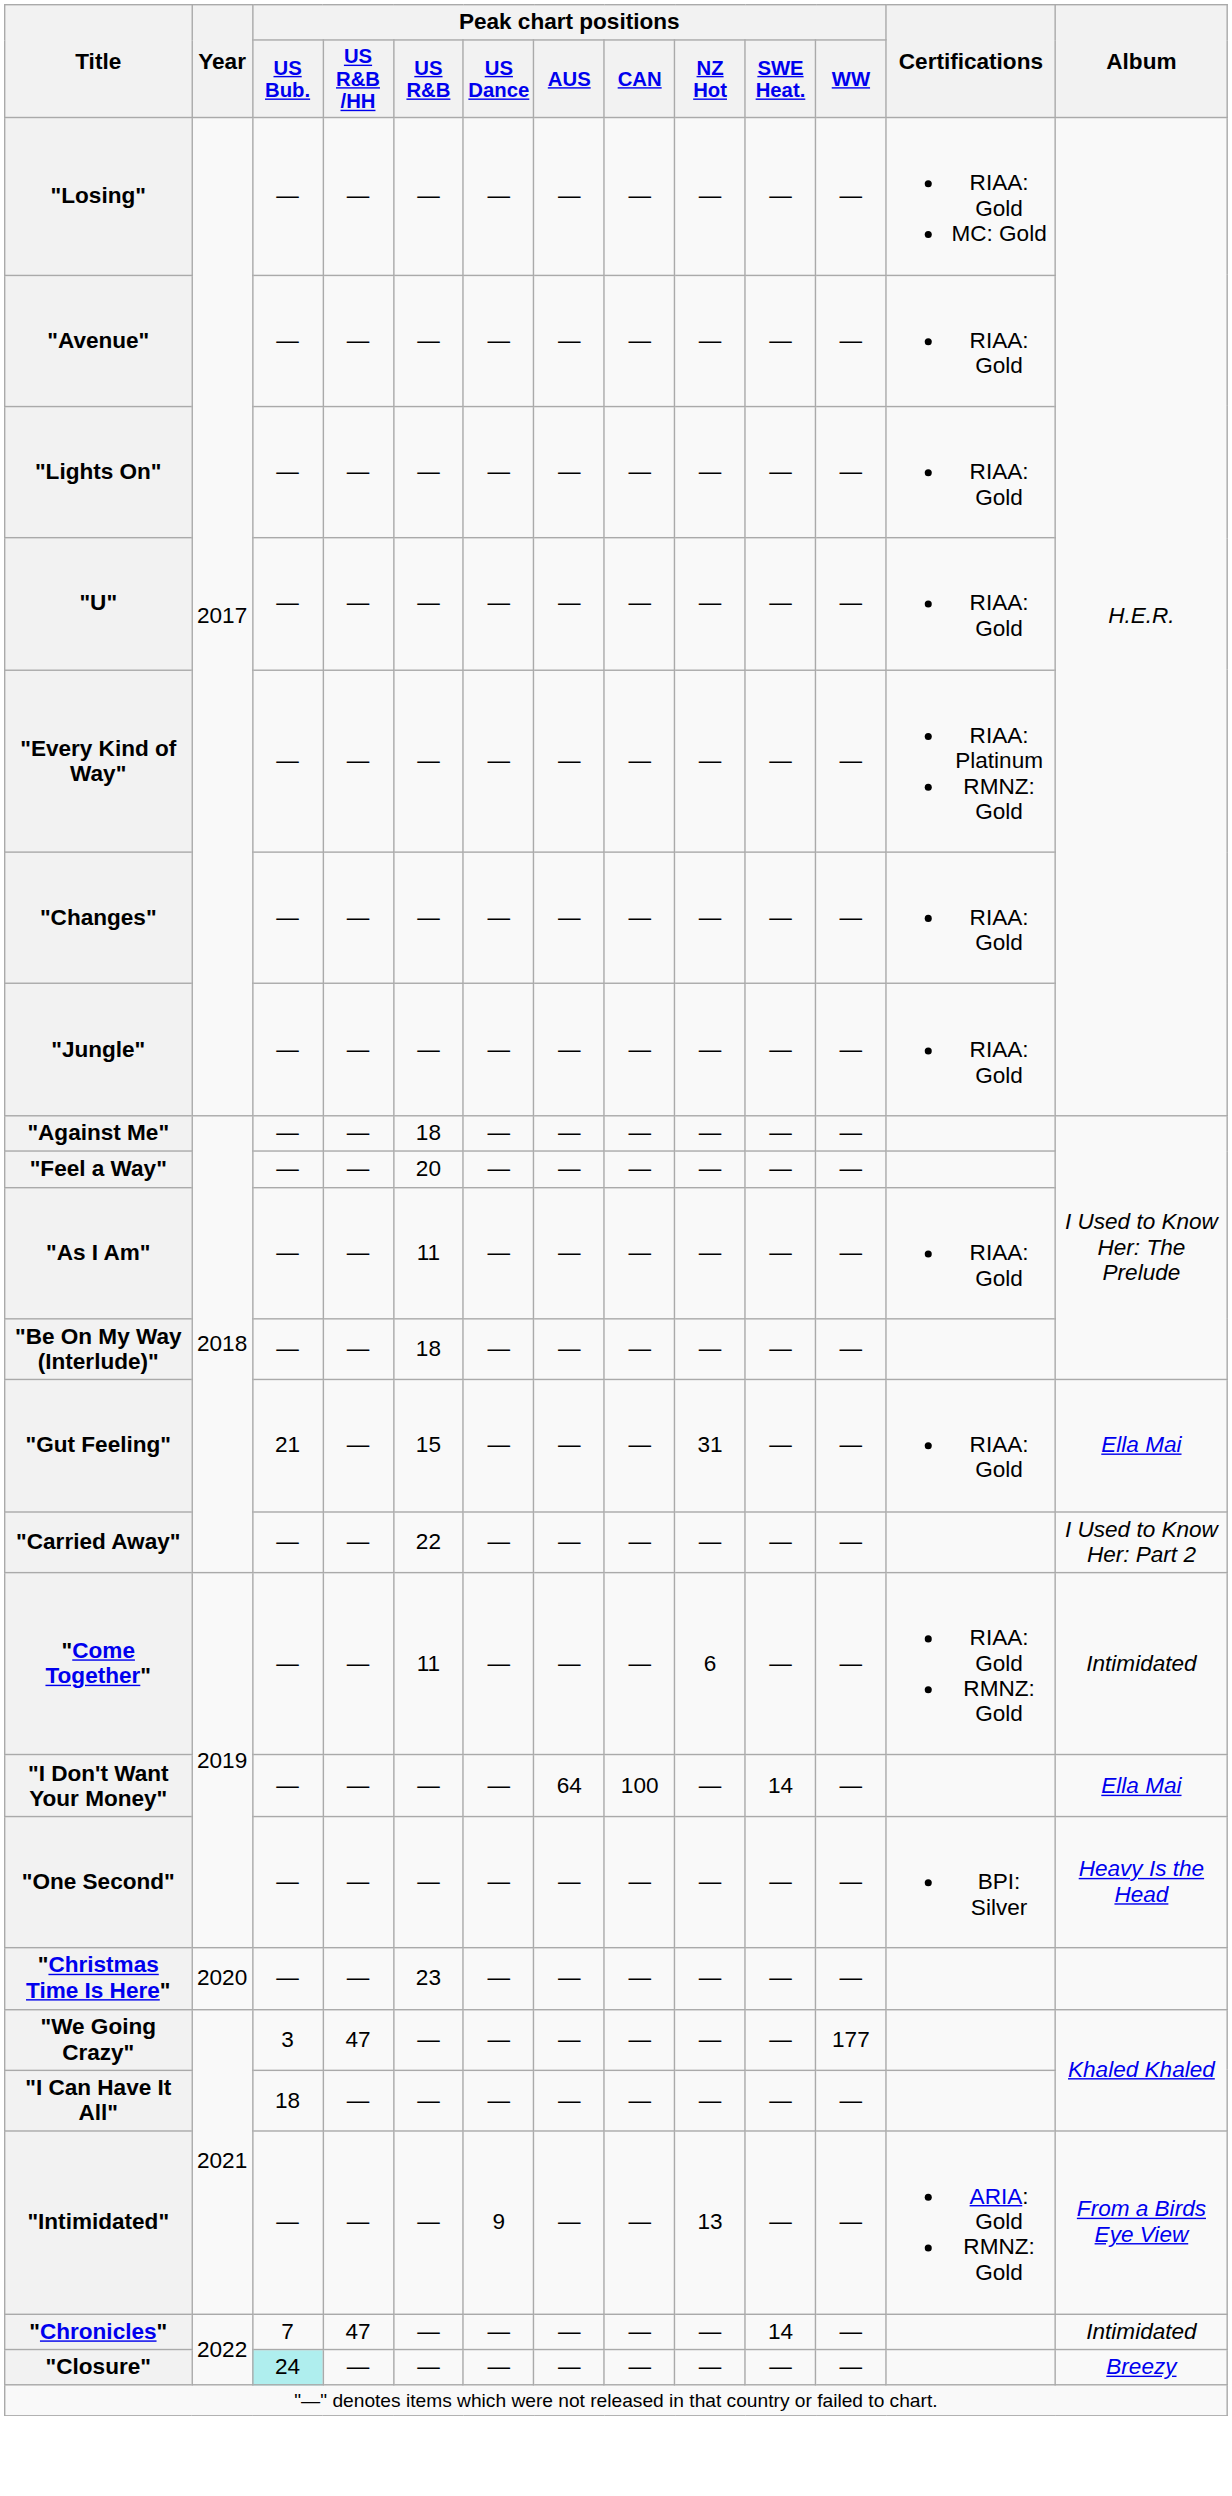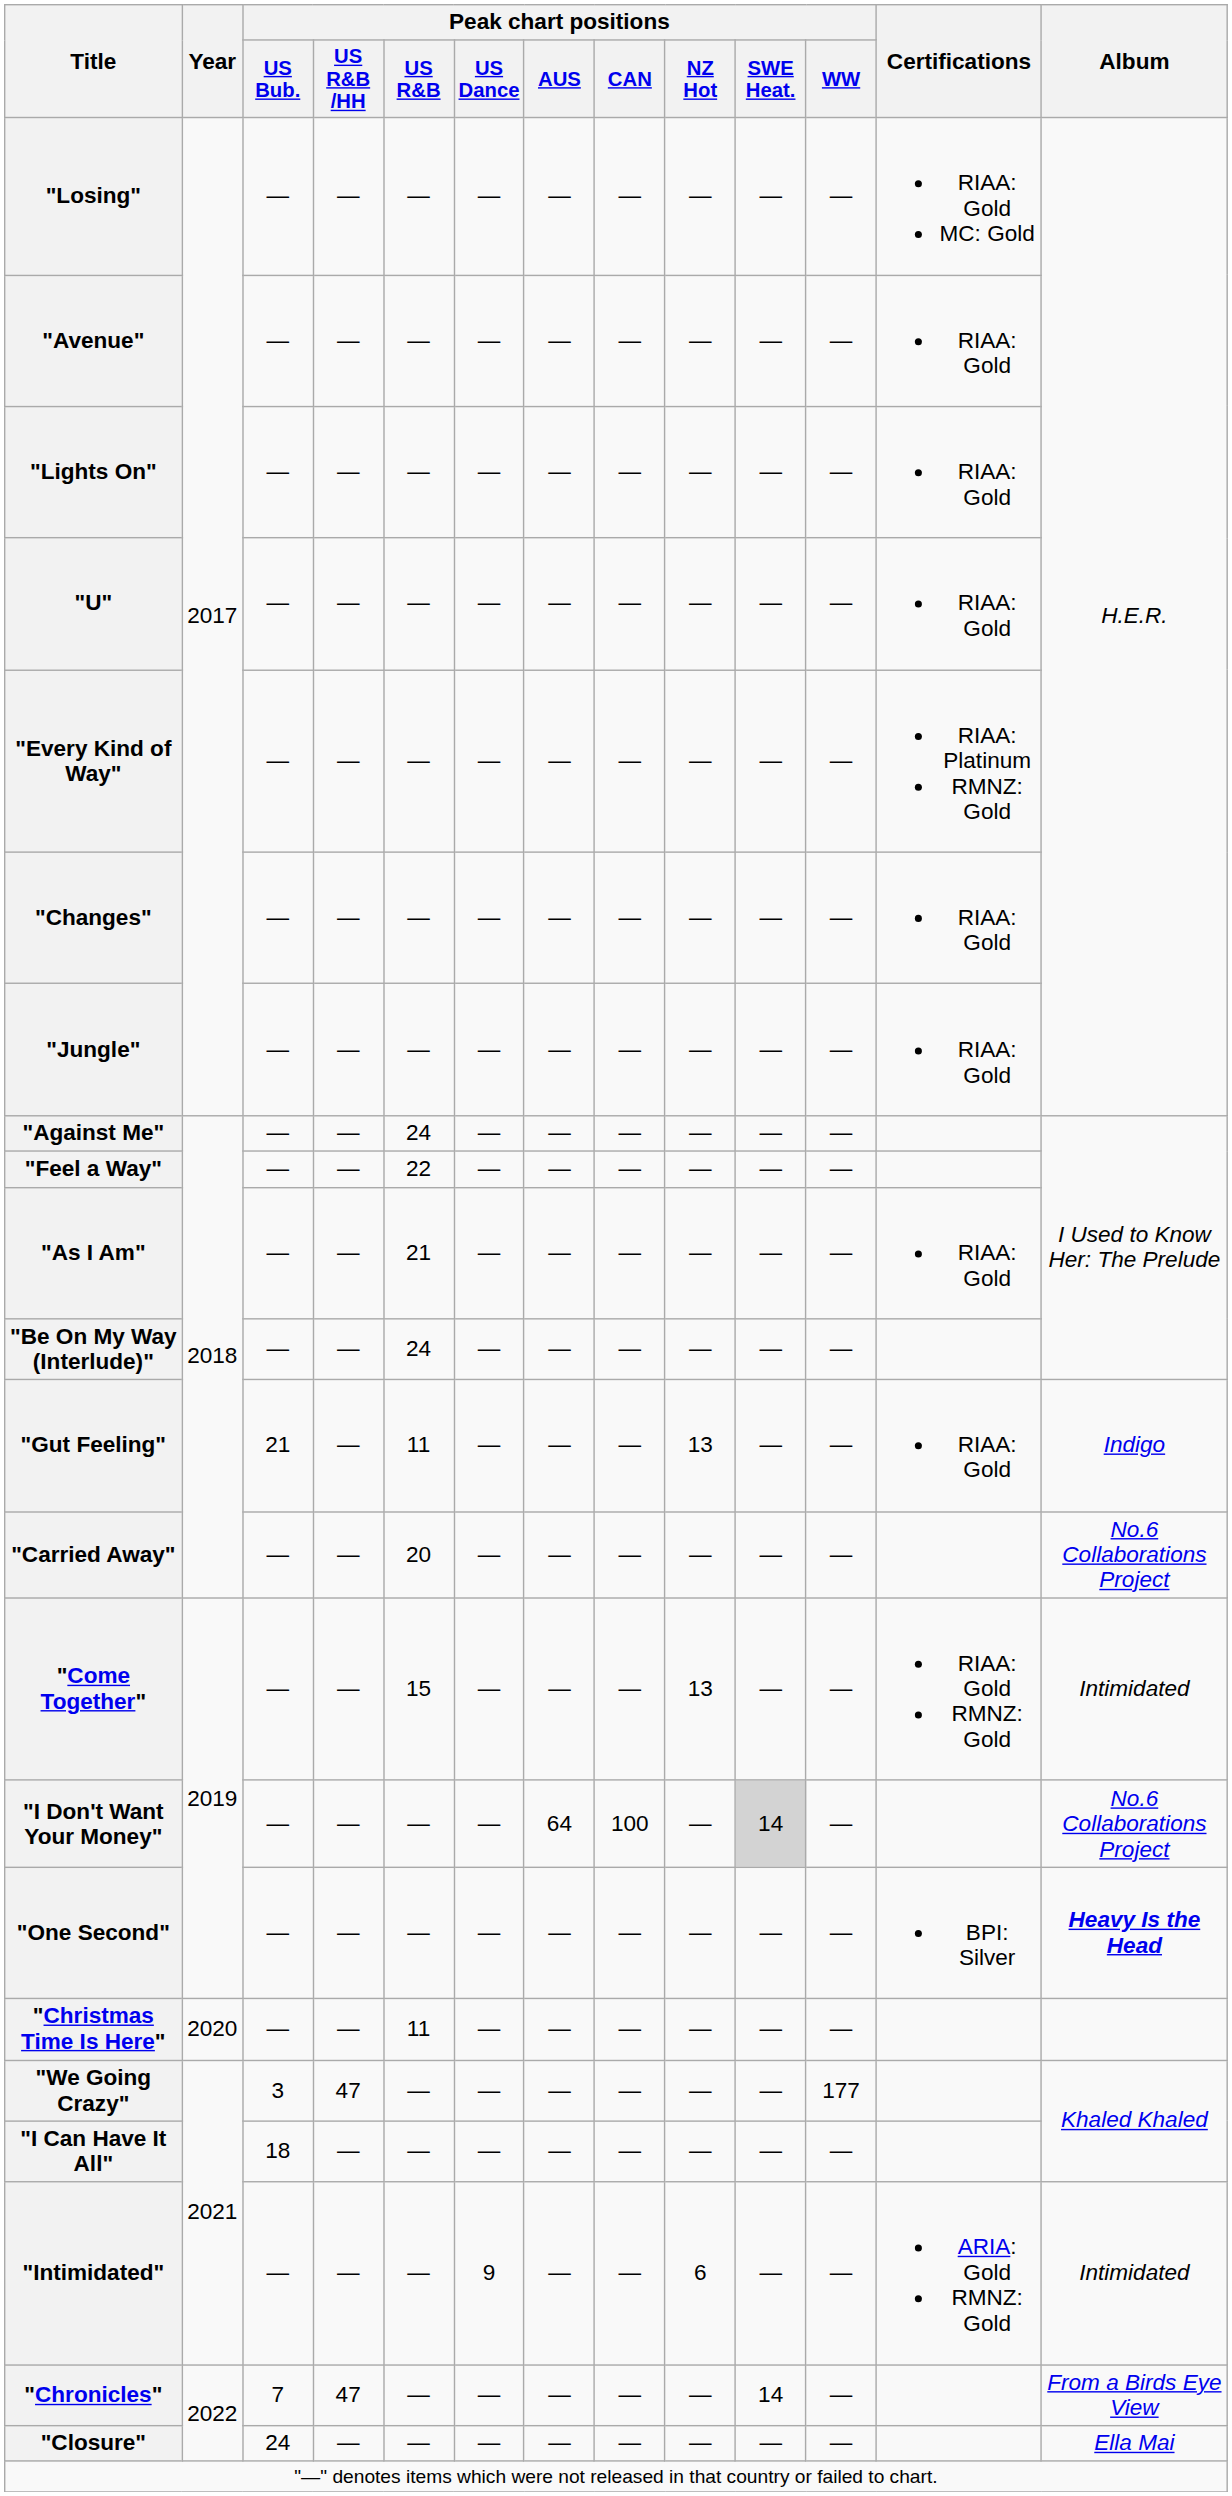(428, 1133) 18 -> (419, 1133) 24
(428, 1168) 20 -> (419, 1168) 22
(428, 1252) 11 -> (419, 1252) 21
(428, 1349) 18 -> (419, 1349) 24
(428, 1445) 15 -> (419, 1445) 11
(710, 1445) 31 -> (700, 1445) 13
(1141, 1445) Ella Mai -> (1134, 1445) Indigo
(428, 1541) 22 -> (419, 1554) 20
(1141, 1541) I Used to Know Her: Part 2 -> (1134, 1554) No.6 Collaborations Project
(428, 1663) 11 -> (419, 1689) 15
(710, 1663) 6 -> (700, 1689) 13
(780, 1785) no background -> (771, 1823) lightgrey background
(1141, 1785) Ella Mai -> (1134, 1823) No.6 Collaborations Project
(1141, 1881) normal -> (1134, 1932) bold
(428, 1978) 23 -> (419, 2028) 11
(710, 2222) 13 -> (700, 2273) 6
(1141, 2222) From a Birds Eye View -> (1134, 2273) Intimidated
(1141, 2331) Intimidated -> (1134, 2394) From a Birds Eye View
(288, 2367) paleturquoise background -> (278, 2443) no background
(1141, 2367) Breezy -> (1134, 2443) Ella Mai
